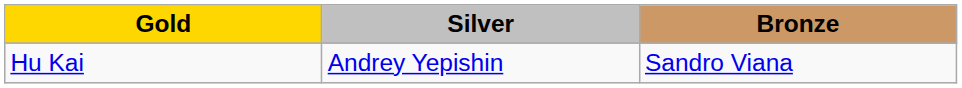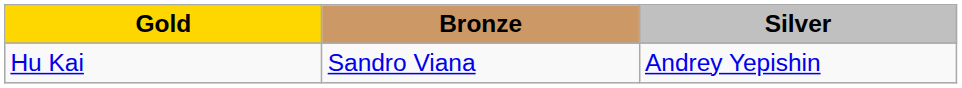columns swapped: (481, 23) <-> (798, 23)
